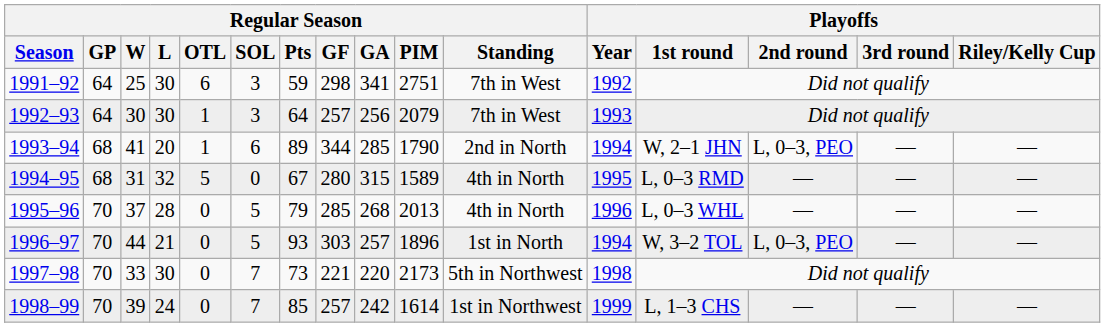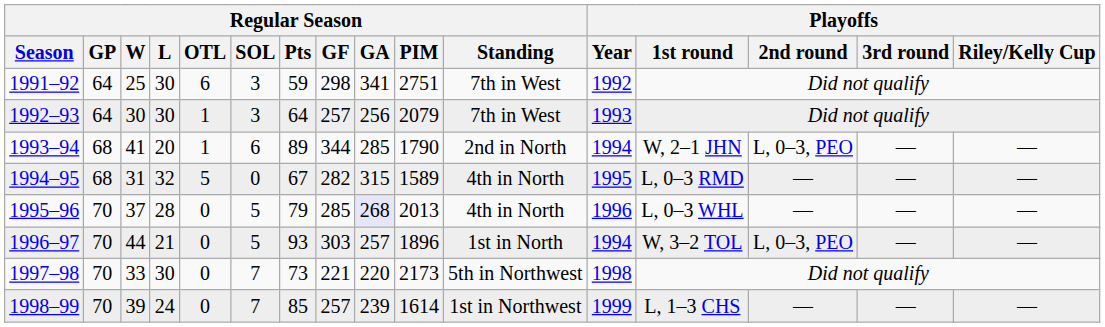(335, 178) 280 -> (335, 178) 282
(375, 210) no background -> (375, 210) lavender background
(375, 305) 242 -> (375, 305) 239
